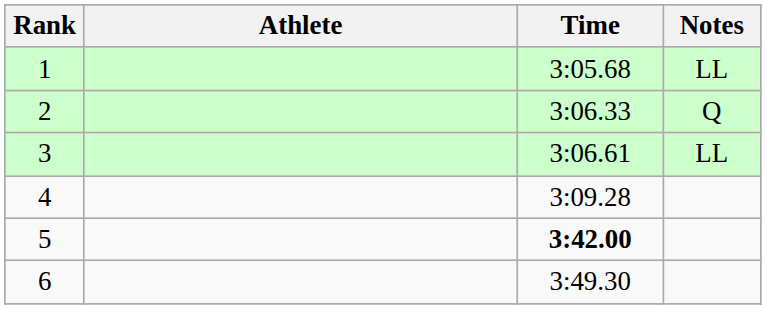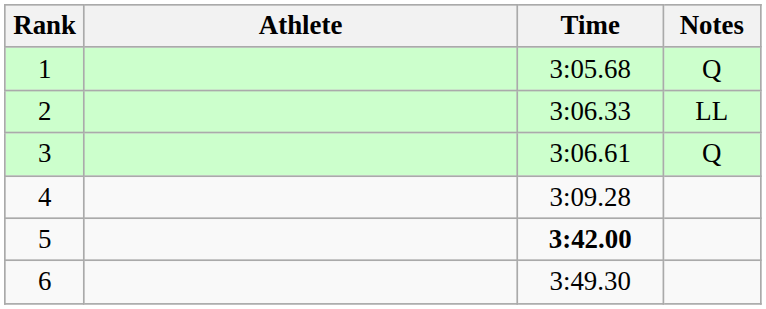(712, 68) LL -> (712, 68) Q
(712, 111) Q -> (712, 111) LL
(712, 153) LL -> (712, 153) Q
